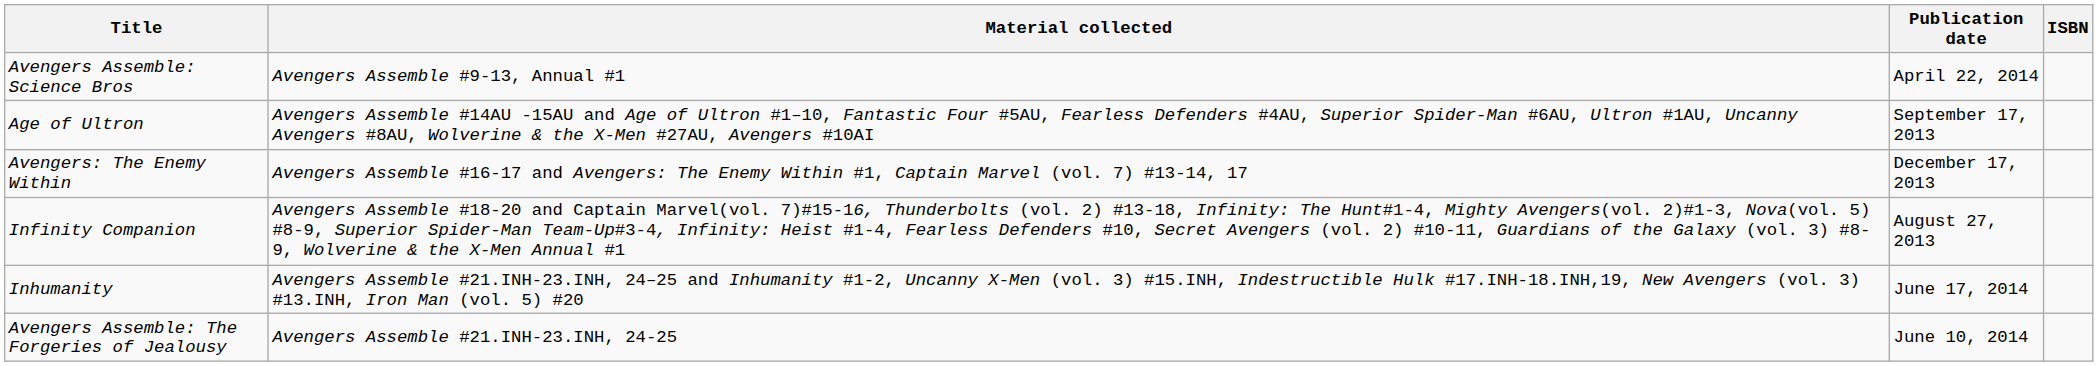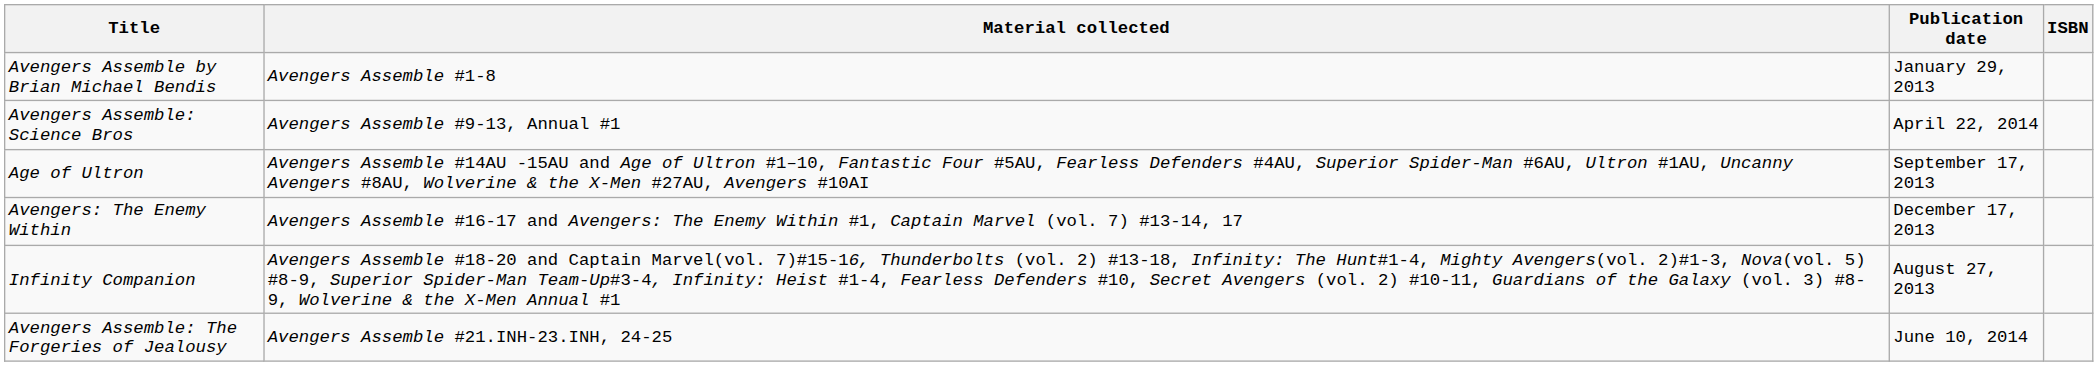+ row: (113, 77)
- row: (61, 289)
